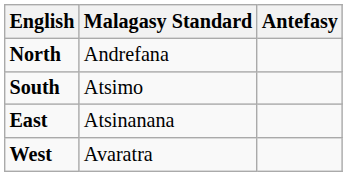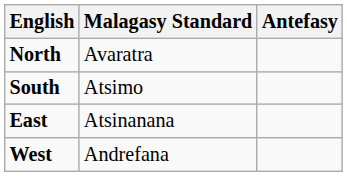(126, 54) Andrefana -> (118, 54) Avaratra
(118, 154) Avaratra -> (126, 154) Andrefana
